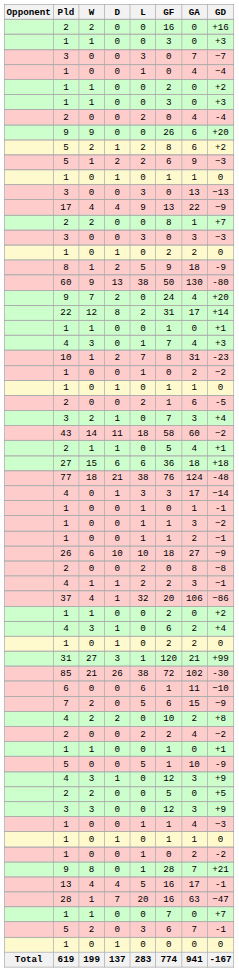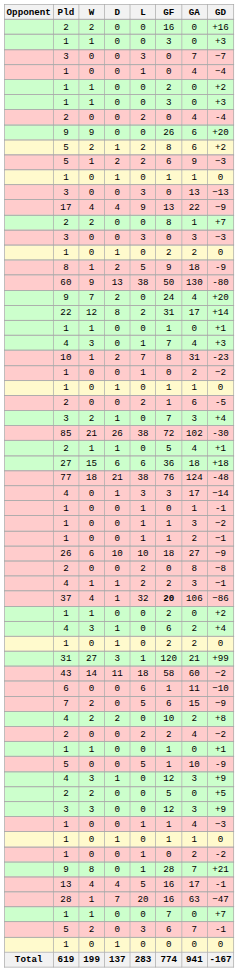rows swapped: (66, 674) <-> (66, 433)
(169, 599) normal -> (169, 599) bold
